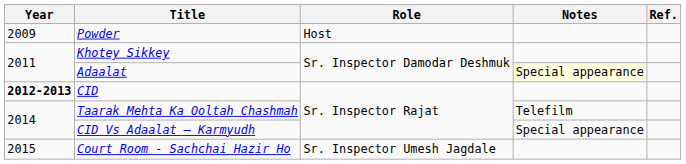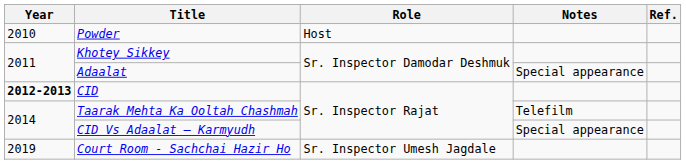(22, 33) 2009 -> (22, 33) 2010
(580, 72) lightyellow background -> (580, 72) no background
(22, 149) 2015 -> (22, 149) 2019
